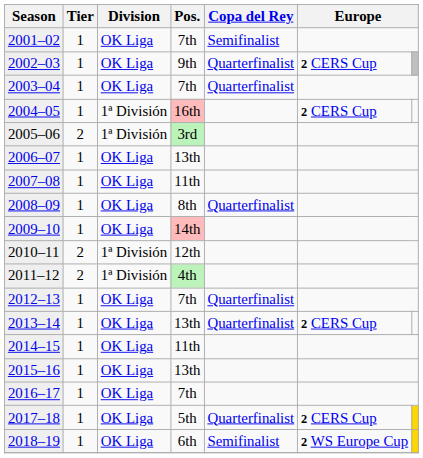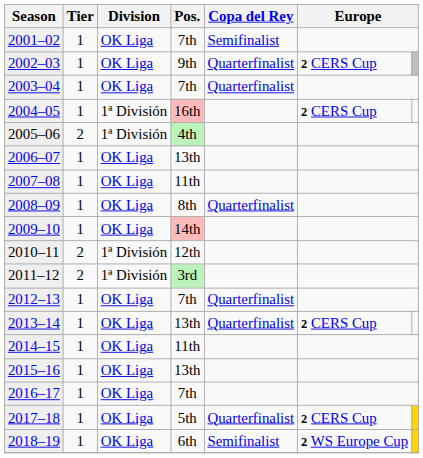(187, 134) 3rd -> (187, 134) 4th
(187, 275) 4th -> (187, 275) 3rd
